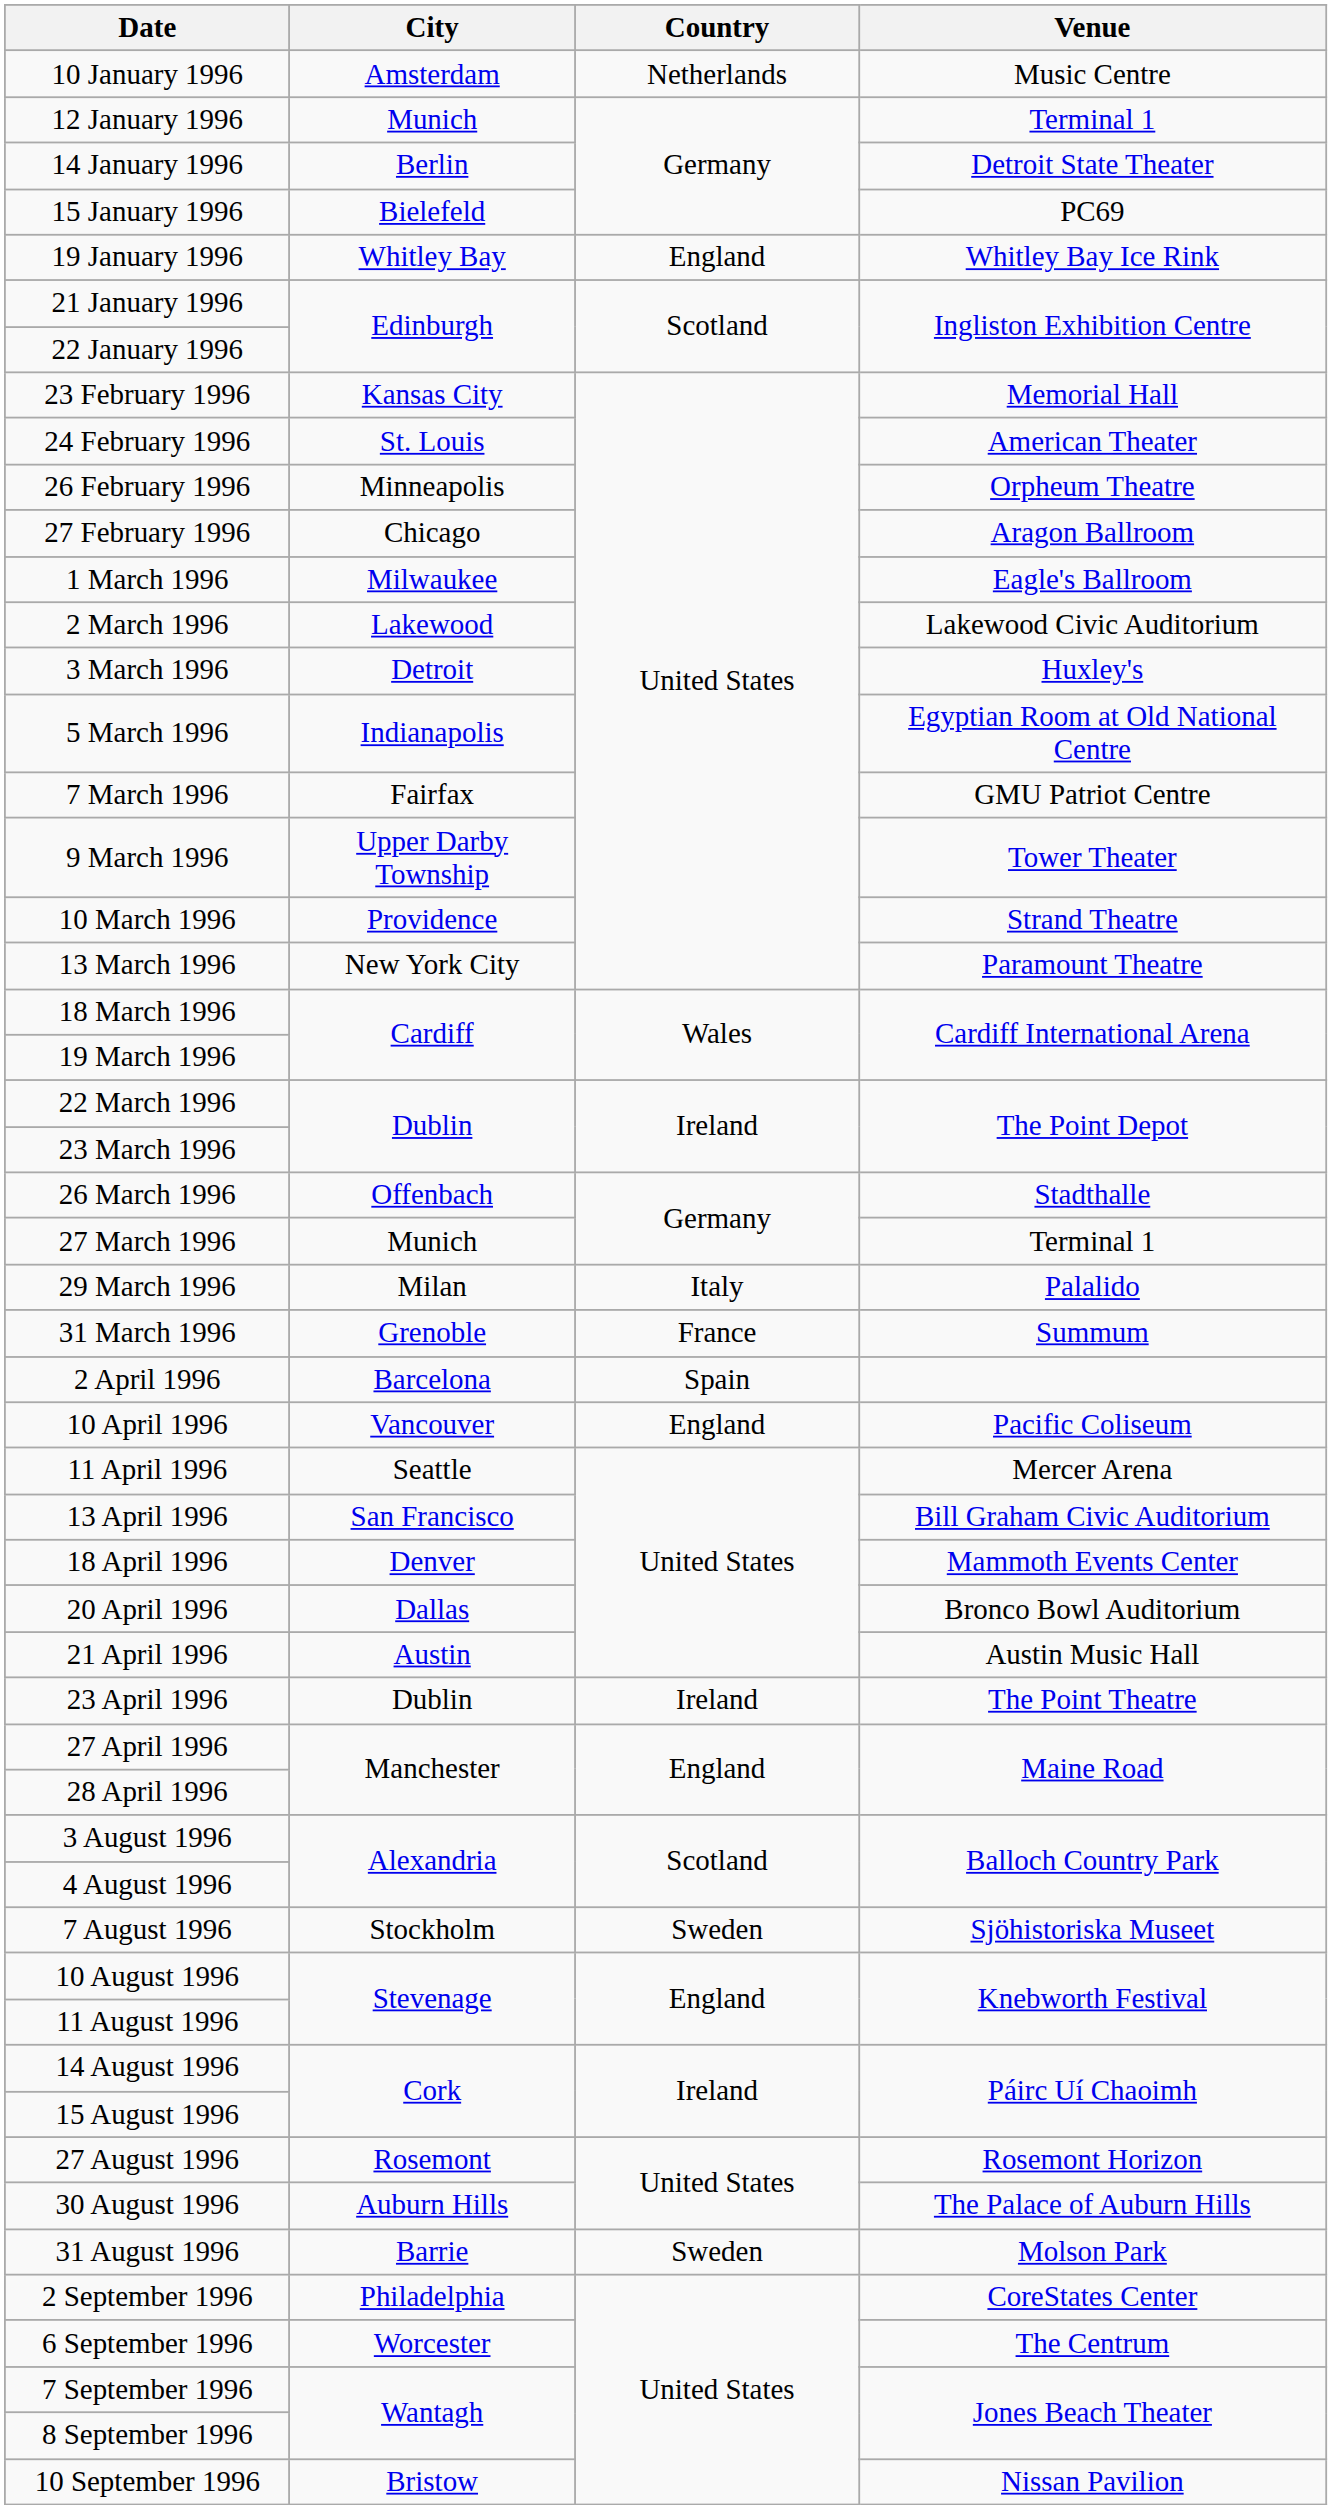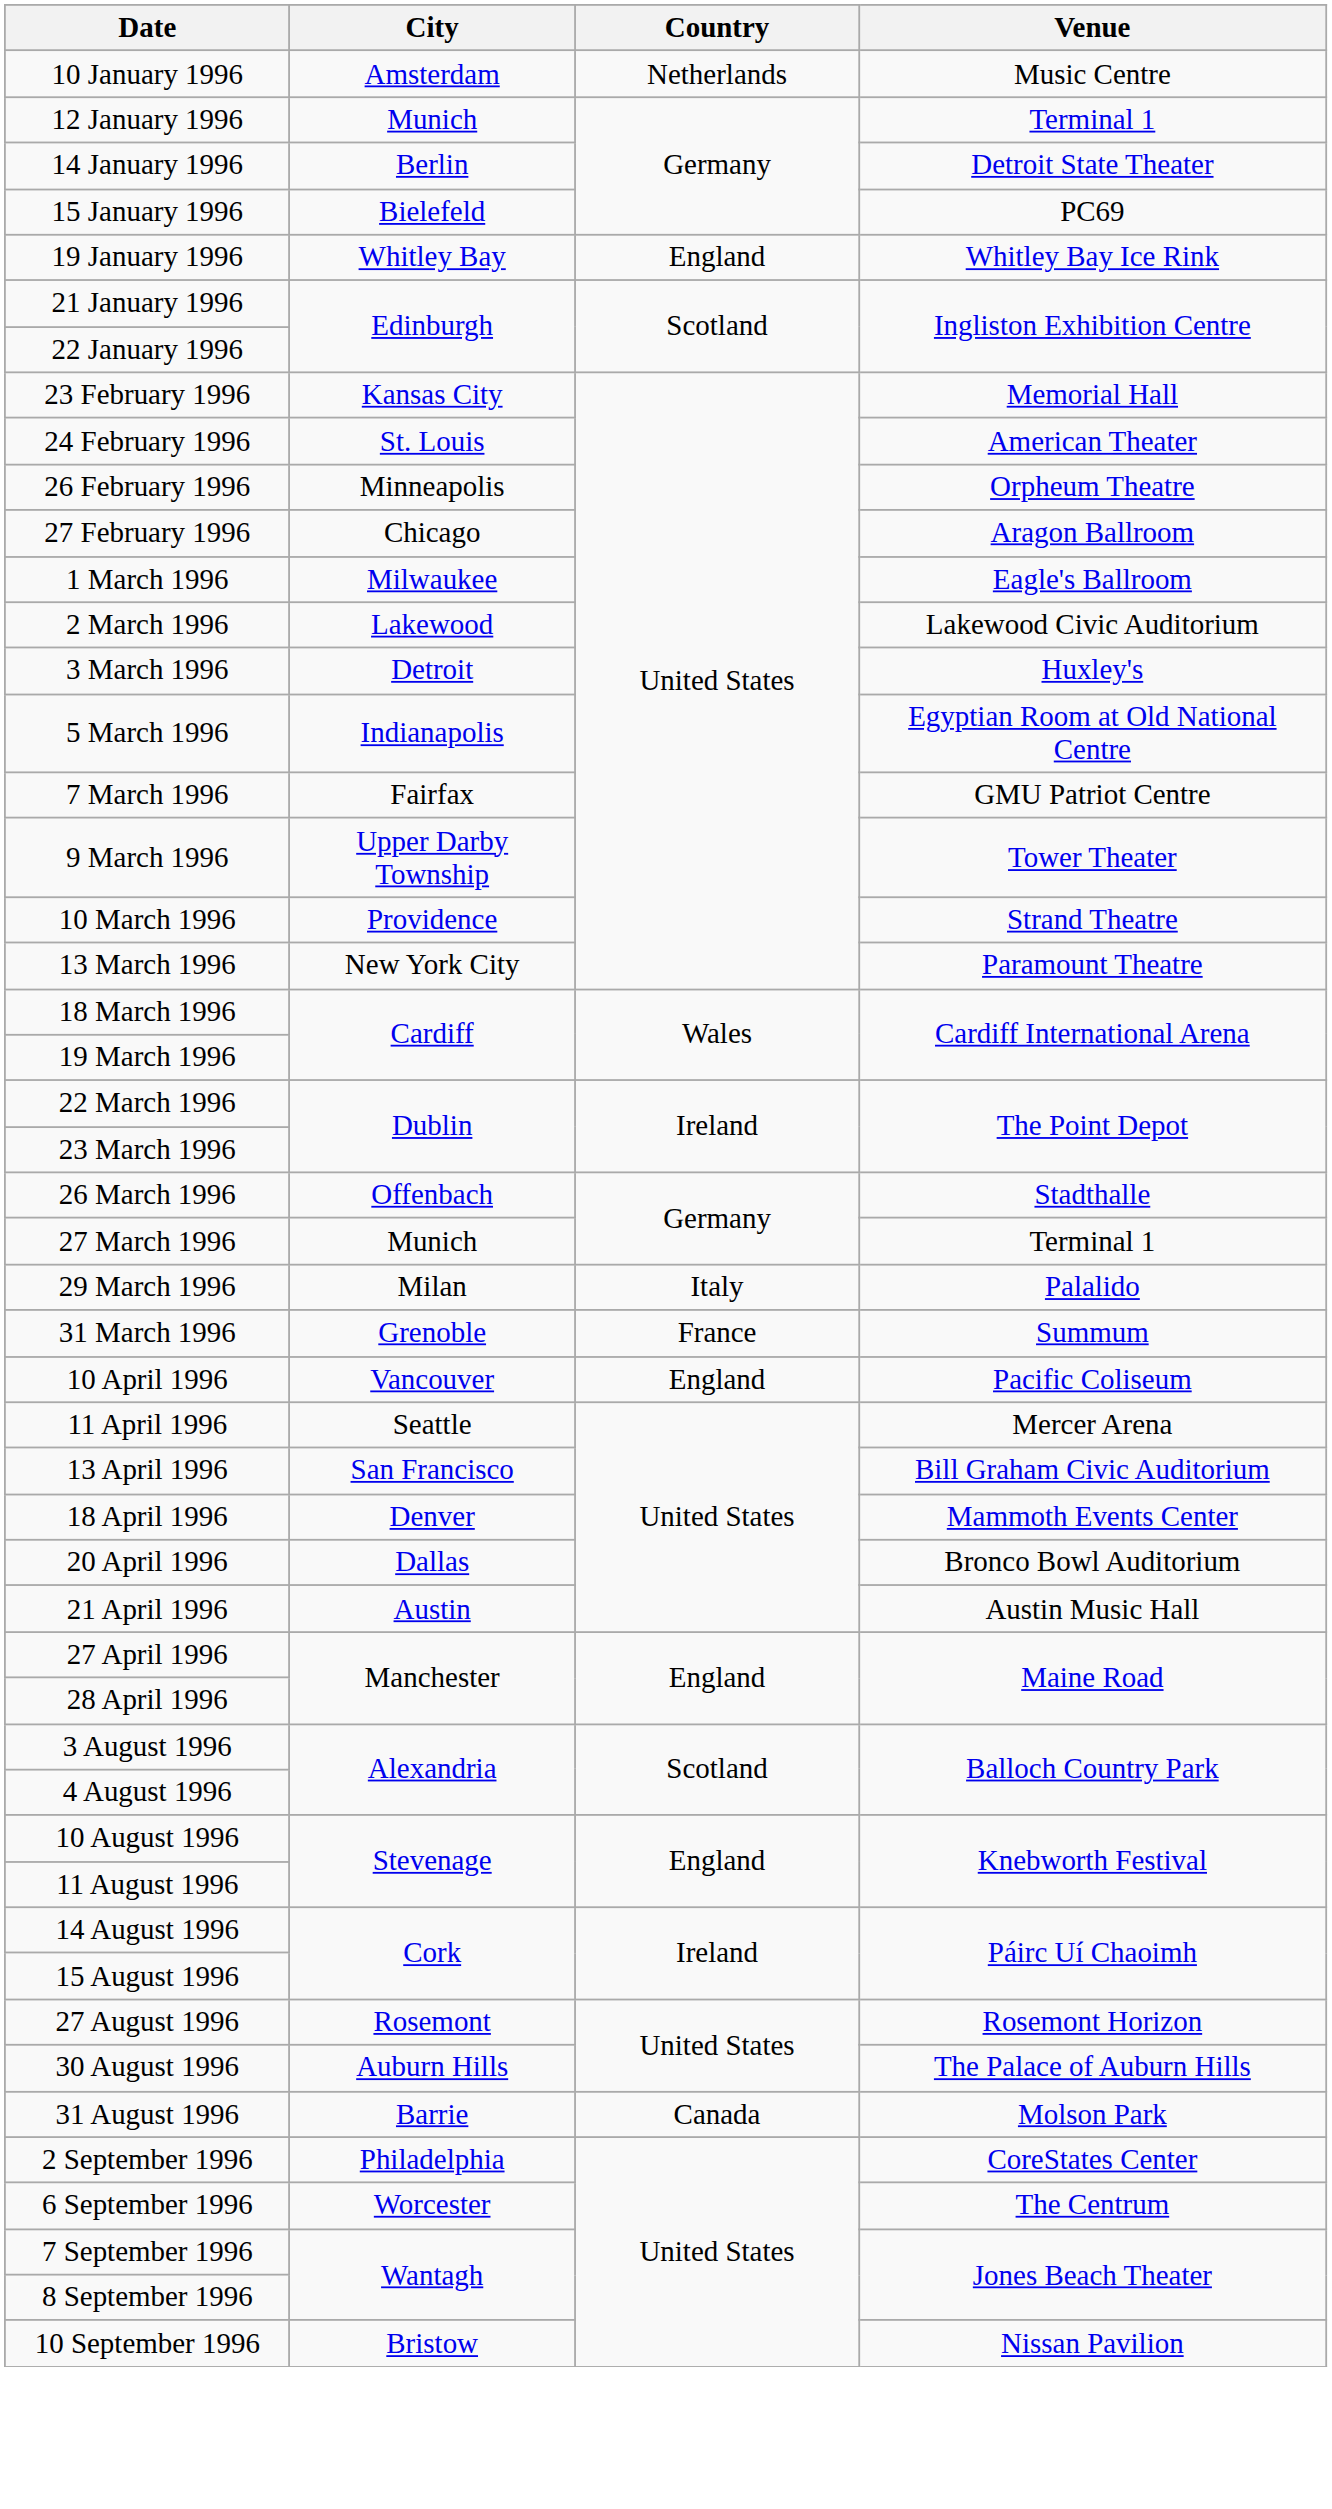- row: (147, 1378)
- row: (147, 1700)
- row: (147, 1929)
(717, 2251) Sweden -> (717, 2113) Canada
